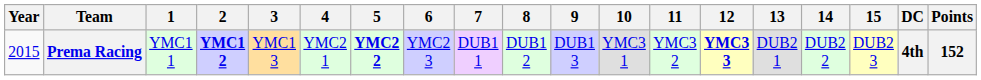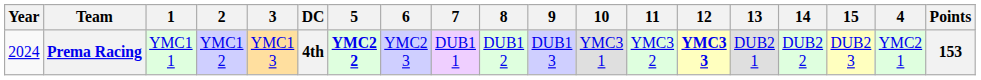columns swapped: (325, 16) <-> (913, 16)
(24, 51) 2015 -> (24, 51) 2024
(223, 51) bold -> (222, 51) normal
(952, 51) 152 -> (950, 51) 153
